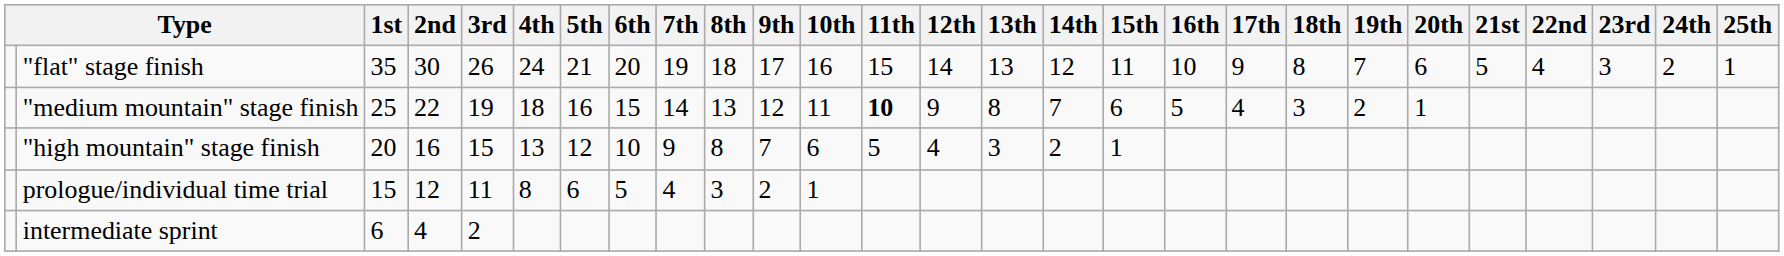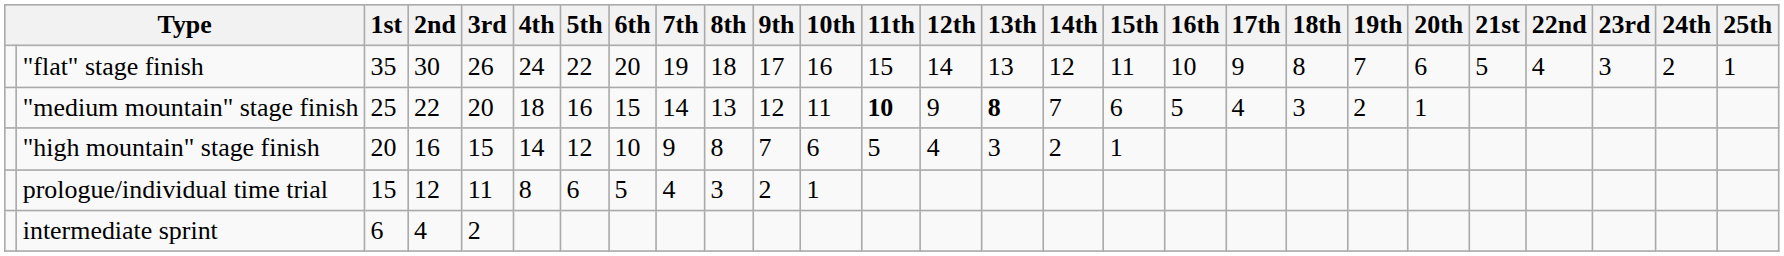(580, 66) 21 -> (580, 66) 22
(481, 107) 19 -> (481, 107) 20
(994, 107) normal -> (994, 107) bold
(532, 148) 13 -> (532, 148) 14
